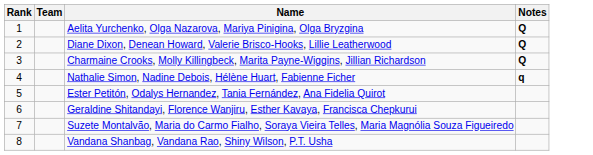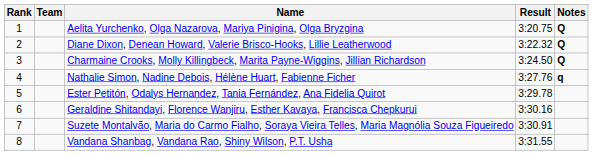+ column: (535, 12)
